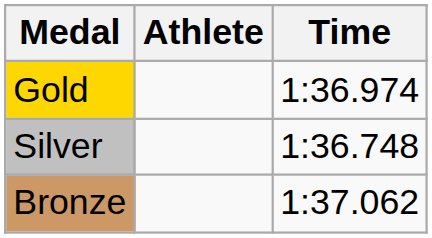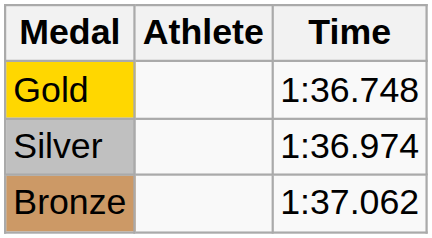(350, 89) 1:36.974 -> (350, 89) 1:36.748
(350, 145) 1:36.748 -> (350, 145) 1:36.974
